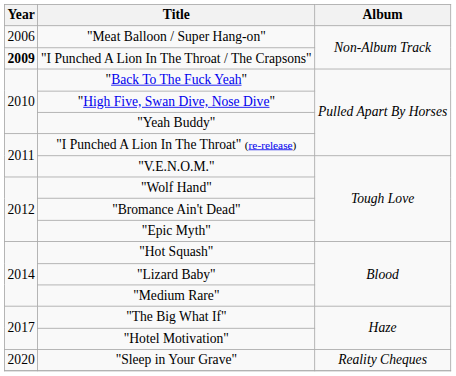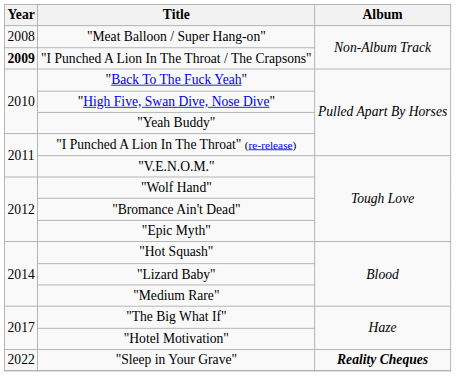(21, 36) 2006 -> (21, 36) 2008
(21, 360) 2020 -> (21, 360) 2022
(383, 360) normal -> (383, 360) bold
